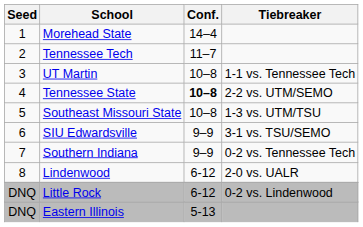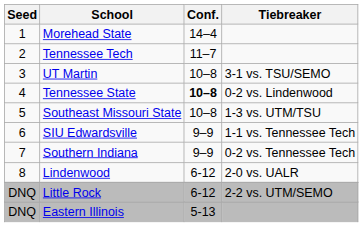(290, 74) 1-1 vs. Tennessee Tech -> (278, 74) 3-1 vs. TSU/SEMO
(279, 93) 2-2 vs. UTM/SEMO -> (279, 93) 0-2 vs. Lindenwood
(278, 133) 3-1 vs. TSU/SEMO -> (290, 133) 1-1 vs. Tennessee Tech
(279, 192) 0-2 vs. Lindenwood -> (279, 192) 2-2 vs. UTM/SEMO
